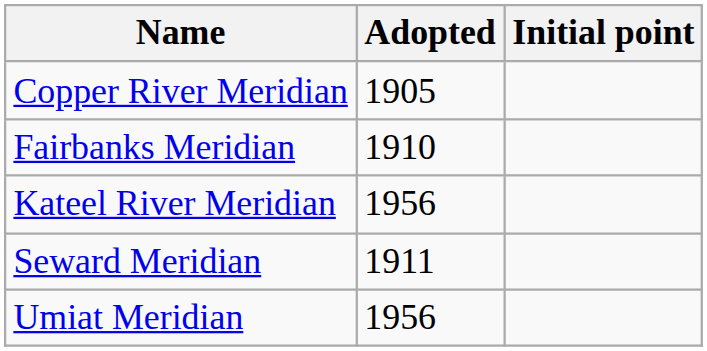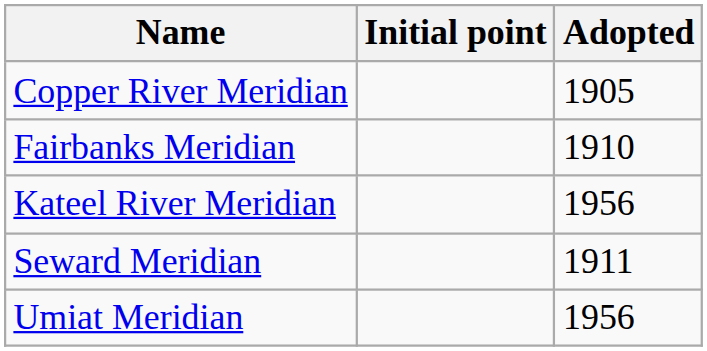columns swapped: (430, 32) <-> (603, 32)
